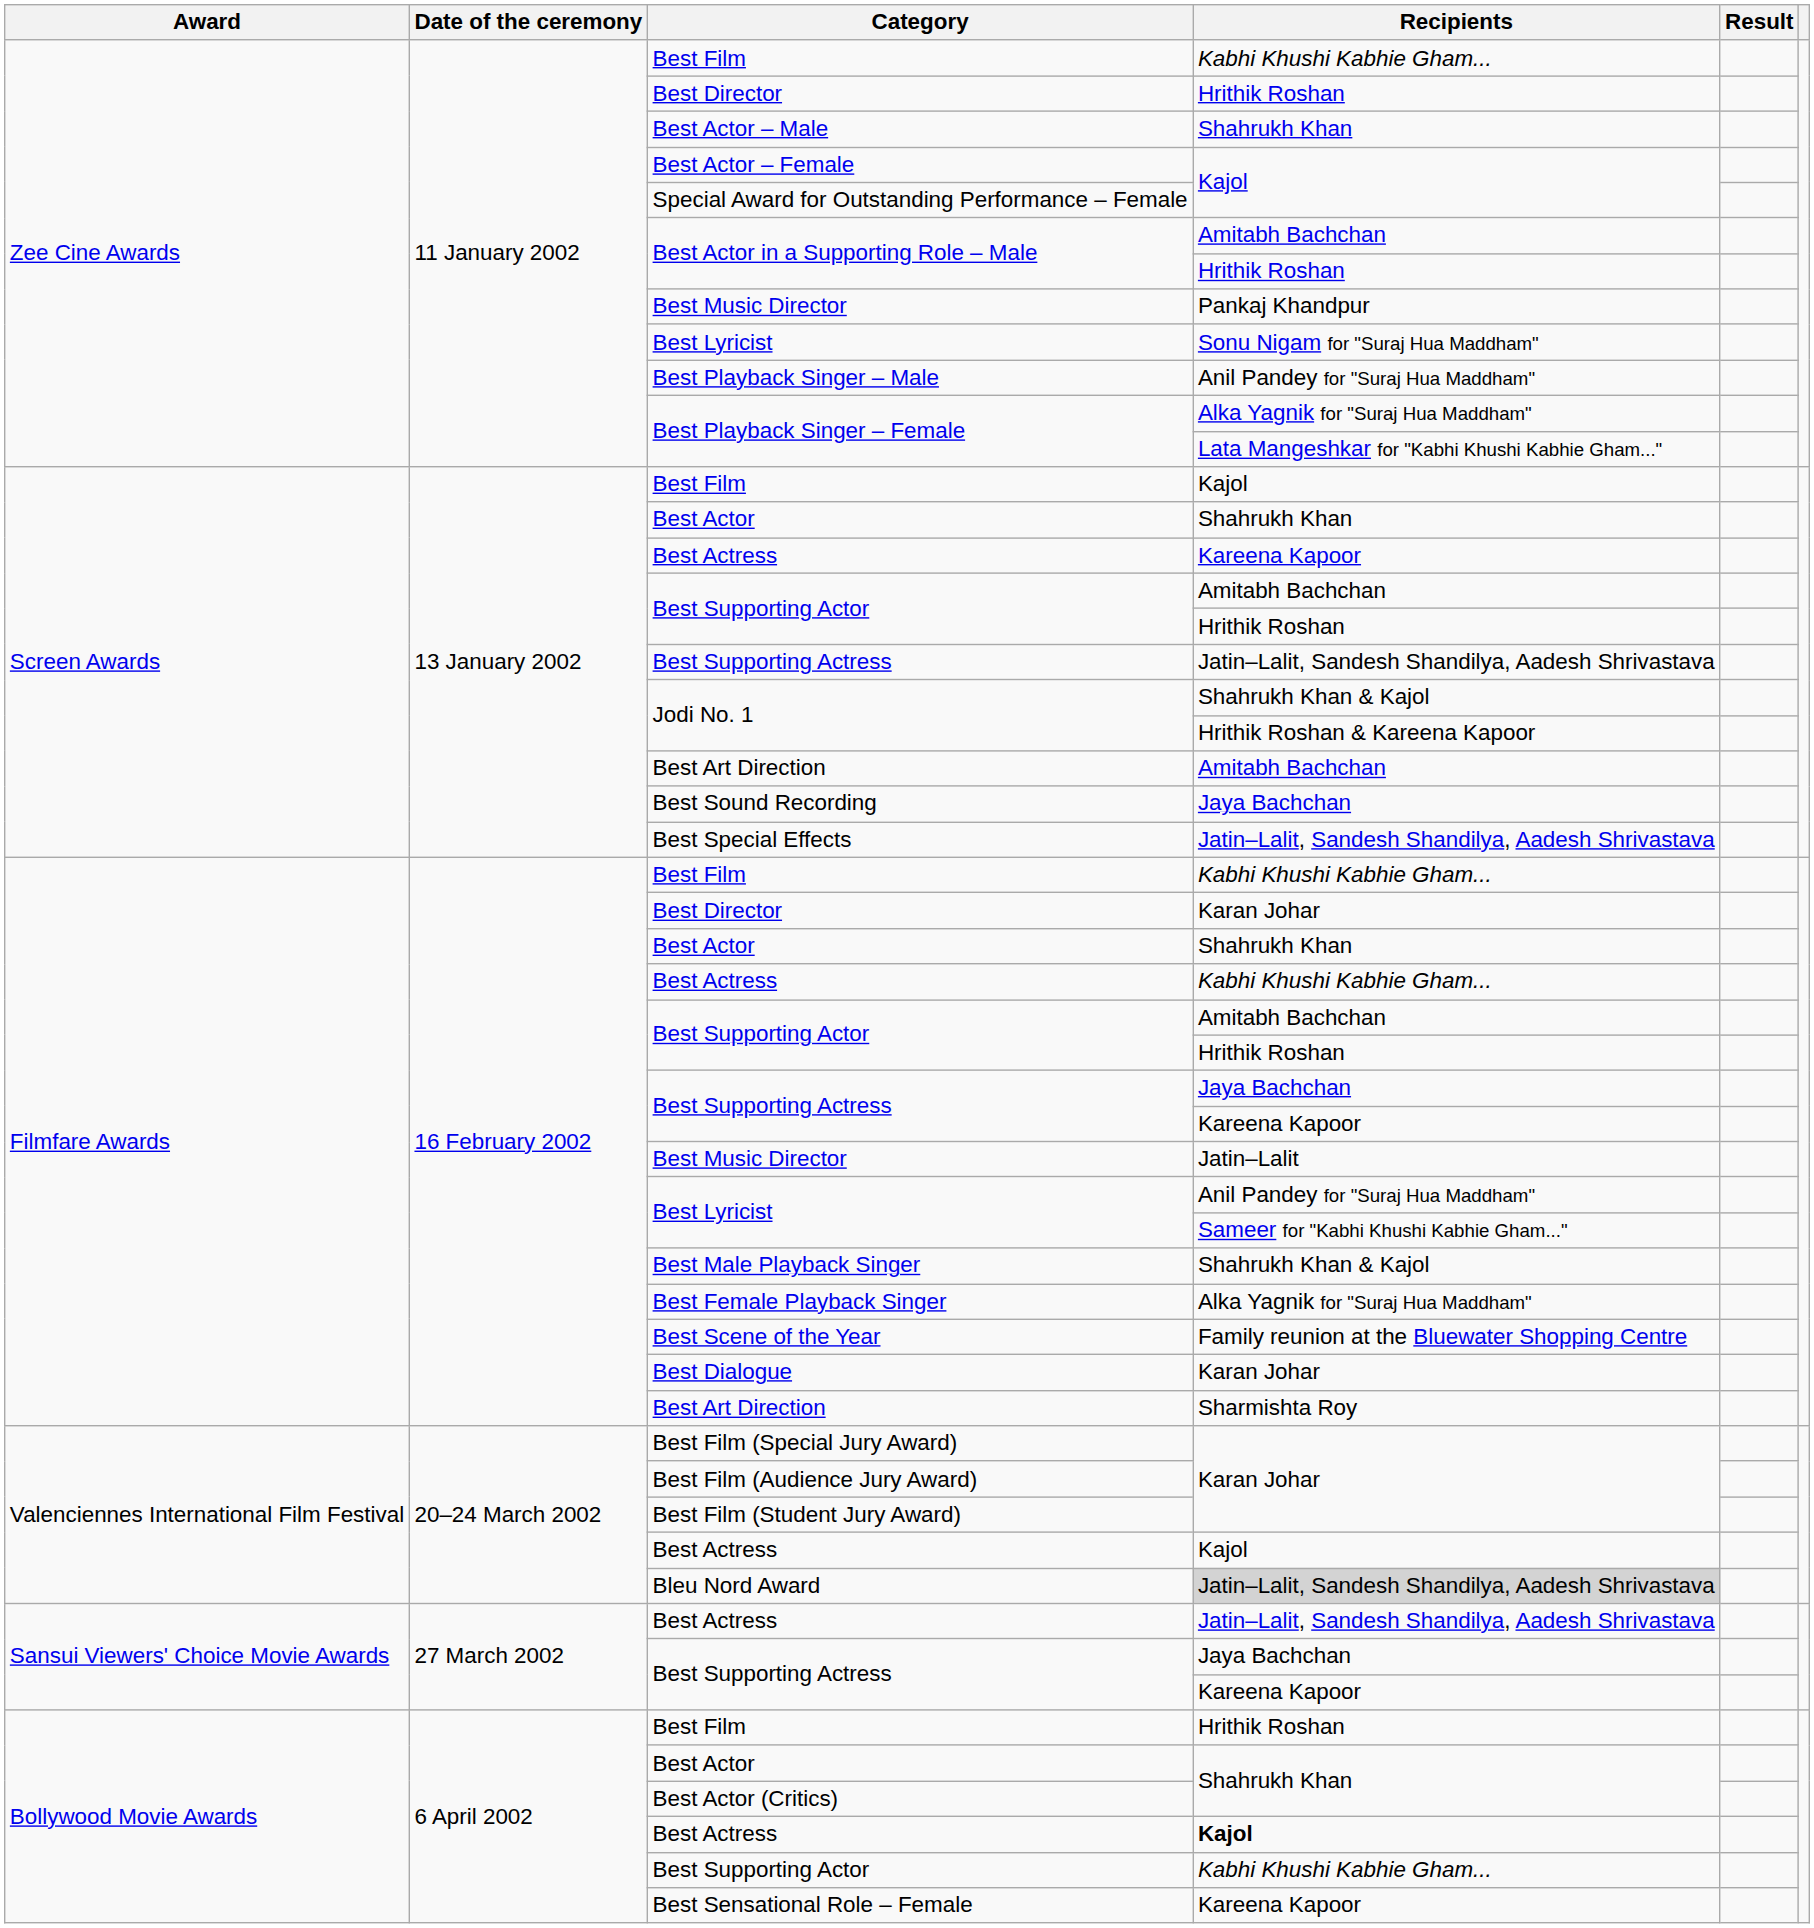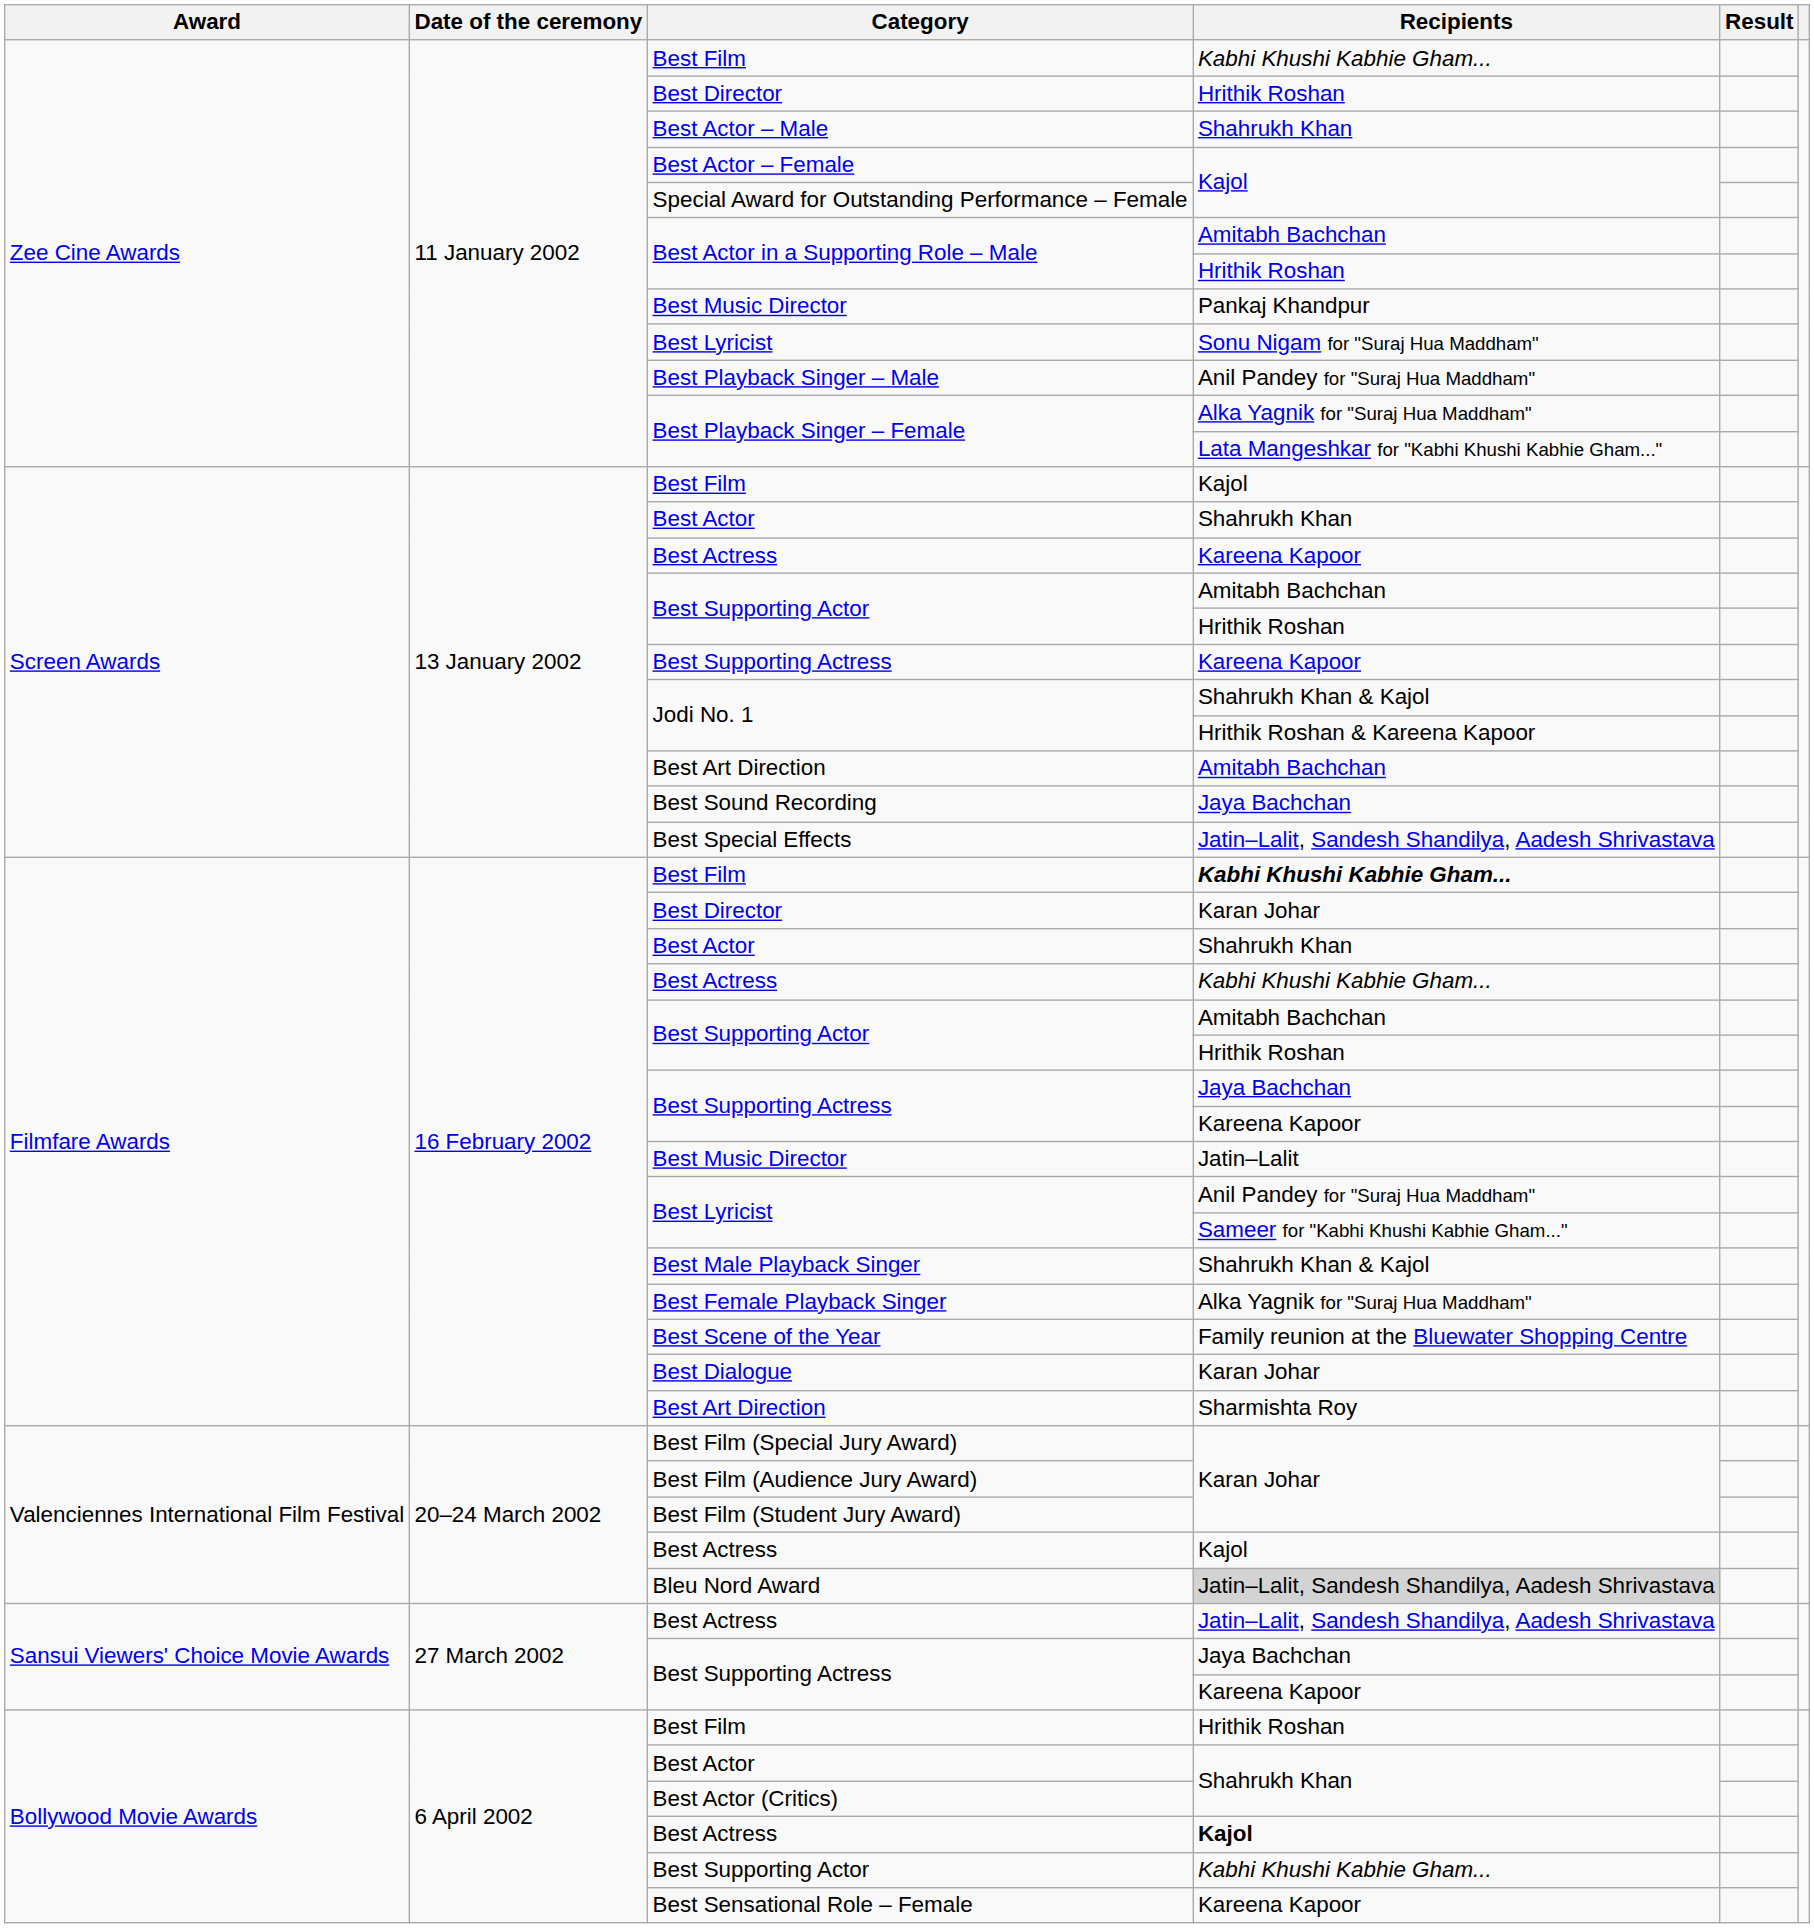(1456, 661) Jatin–Lalit, Sandesh Shandilya, Aadesh Shrivastava -> (1279, 661) Kareena Kapoor
(1345, 874) normal -> (1355, 874) bold
